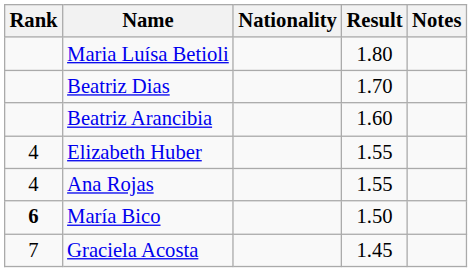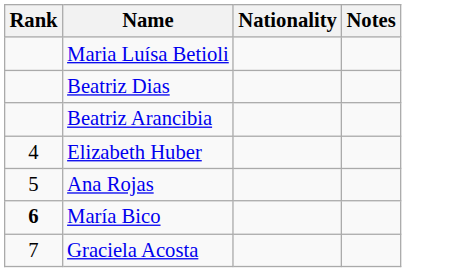- column: (375, 20)
(33, 184) 4 -> (33, 184) 5
